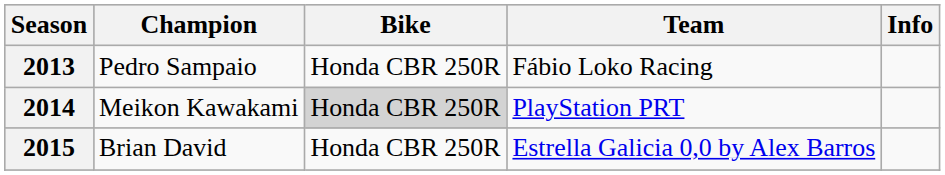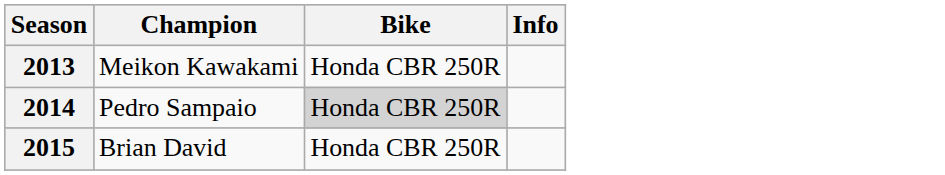- column: (694, 25)
(178, 66) Pedro Sampaio -> (199, 66) Meikon Kawakami
(199, 107) Meikon Kawakami -> (178, 107) Pedro Sampaio
